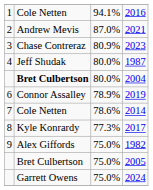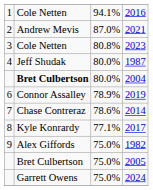(51, 45) Chase Contreraz -> (42, 45) Cole Netten
(107, 45) 80.9% -> (107, 45) 80.8%
(42, 111) Cole Netten -> (51, 111) Chase Contreraz
(107, 128) 77.3% -> (107, 128) 77.1%
